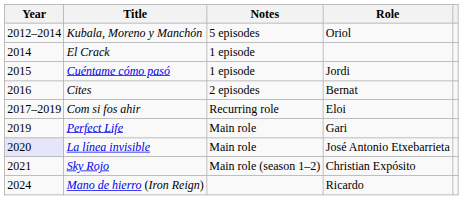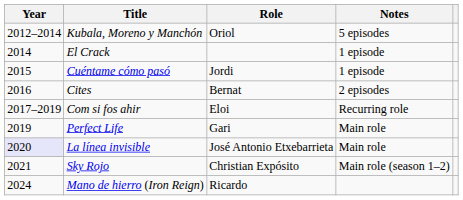columns swapped: (388, 14) <-> (265, 14)
